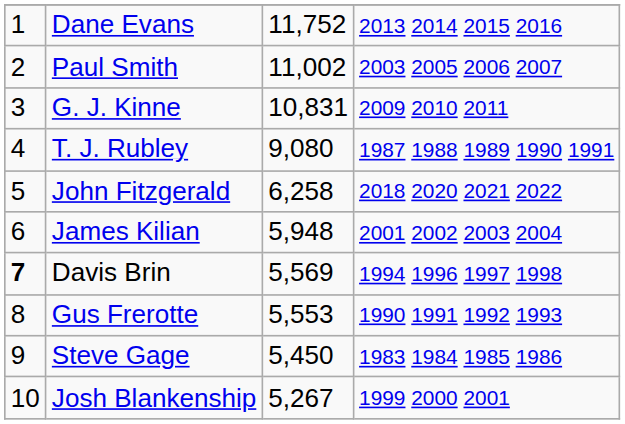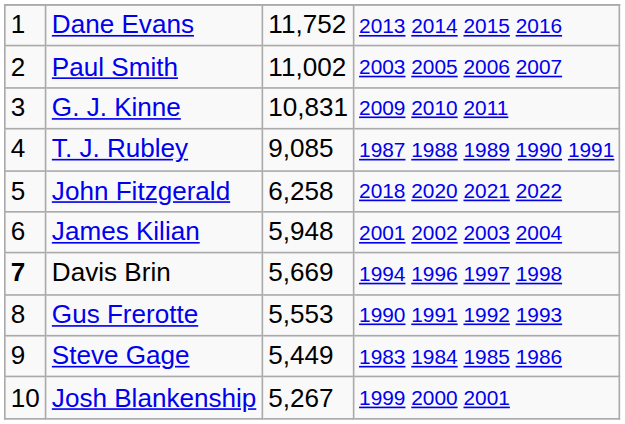(301, 149) 9,080 -> (301, 149) 9,085
(301, 273) 5,569 -> (301, 273) 5,669
(301, 356) 5,450 -> (301, 356) 5,449
